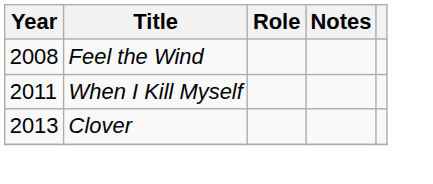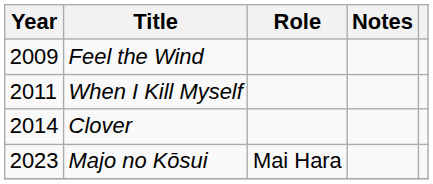(34, 56) 2008 -> (34, 56) 2009
(34, 126) 2013 -> (34, 126) 2014
+ row: (138, 160)
